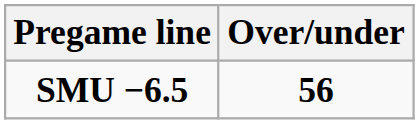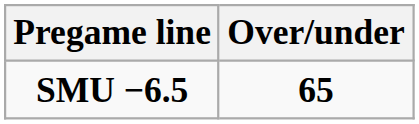(316, 88) 56 -> (316, 88) 65
